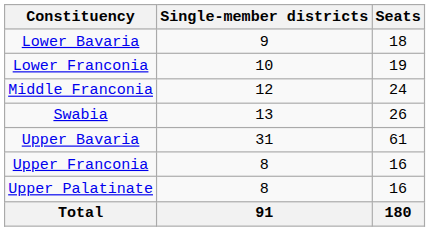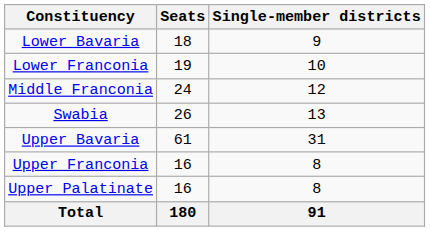columns swapped: (264, 17) <-> (398, 17)
